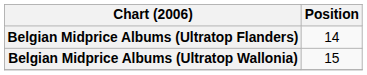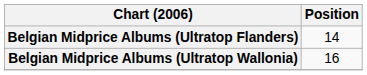(332, 59) 15 -> (332, 59) 16
